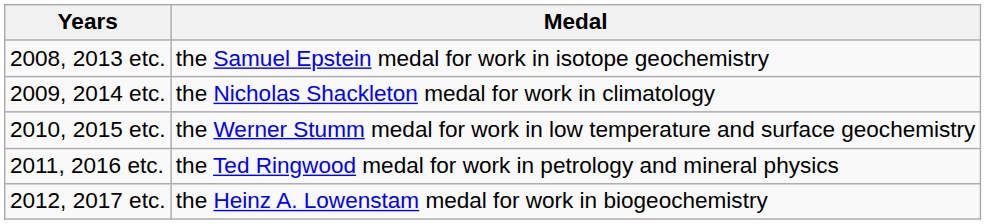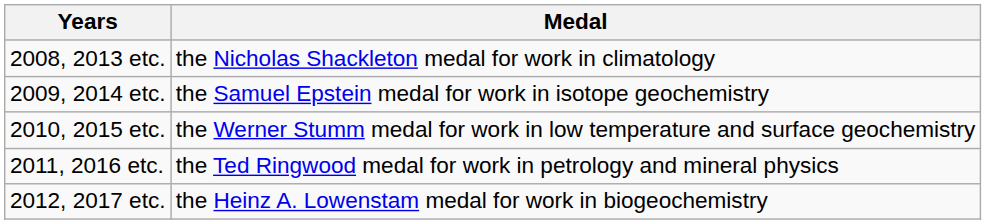(472, 58) the Samuel Epstein medal for work in isotope geochemistry -> (445, 58) the Nicholas Shackleton medal for work in climatology
(445, 93) the Nicholas Shackleton medal for work in climatology -> (472, 93) the Samuel Epstein medal for work in isotope geochemistry
